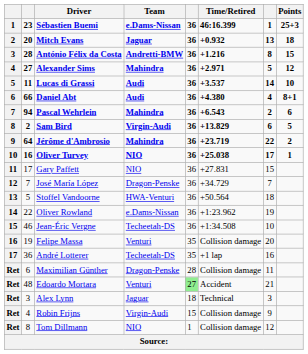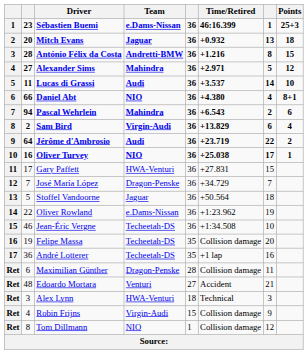(135, 97) Audi -> (134, 97) NIO
(290, 126) 5 -> (290, 126) 4
(145, 140) Mahindra -> (135, 140) Audi
(134, 169) NIO -> (150, 169) HWA-Venturi
(150, 197) HWA-Venturi -> (137, 197) Jaguar
(139, 241) Venturi -> (150, 241) Techeetah-DS
(192, 284) lightgreen background -> (192, 284) no background
(137, 298) Jaguar -> (150, 298) HWA-Venturi
